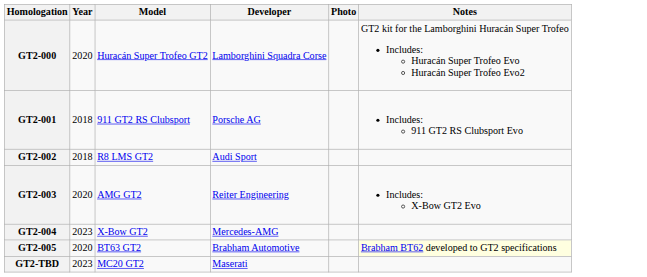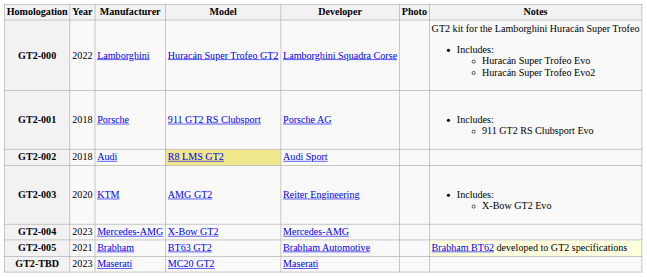+ column: (130, 12)
(82, 55) 2020 -> (82, 55) 2022
(125, 157) no background -> (196, 157) khaki background
(82, 248) 2020 -> (82, 248) 2021
